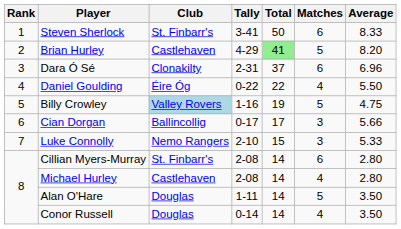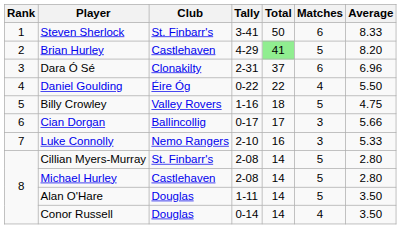(187, 104) lightblue background -> (187, 104) no background
(278, 104) 19 -> (278, 104) 18
(278, 141) 15 -> (278, 141) 16
(320, 159) 6 -> (320, 159) 5
(320, 178) 4 -> (320, 178) 5
